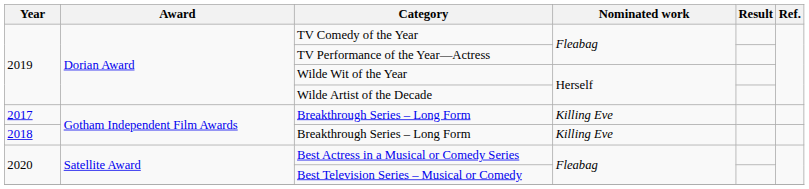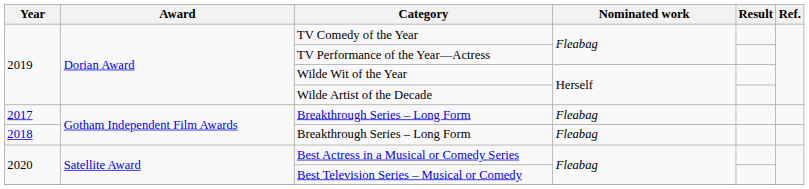(584, 114) Killing Eve -> (577, 114) Fleabag
(584, 134) Killing Eve -> (577, 134) Fleabag
